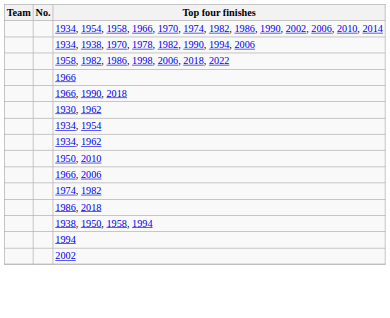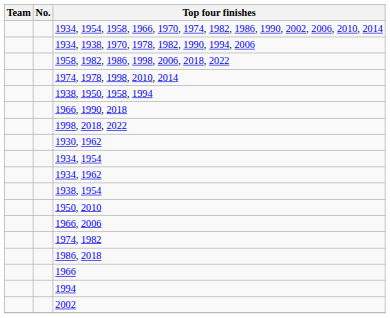+ row: (117, 77)
rows swapped: (104, 223) <-> (66, 77)
+ row: (91, 126)
+ row: (78, 191)
